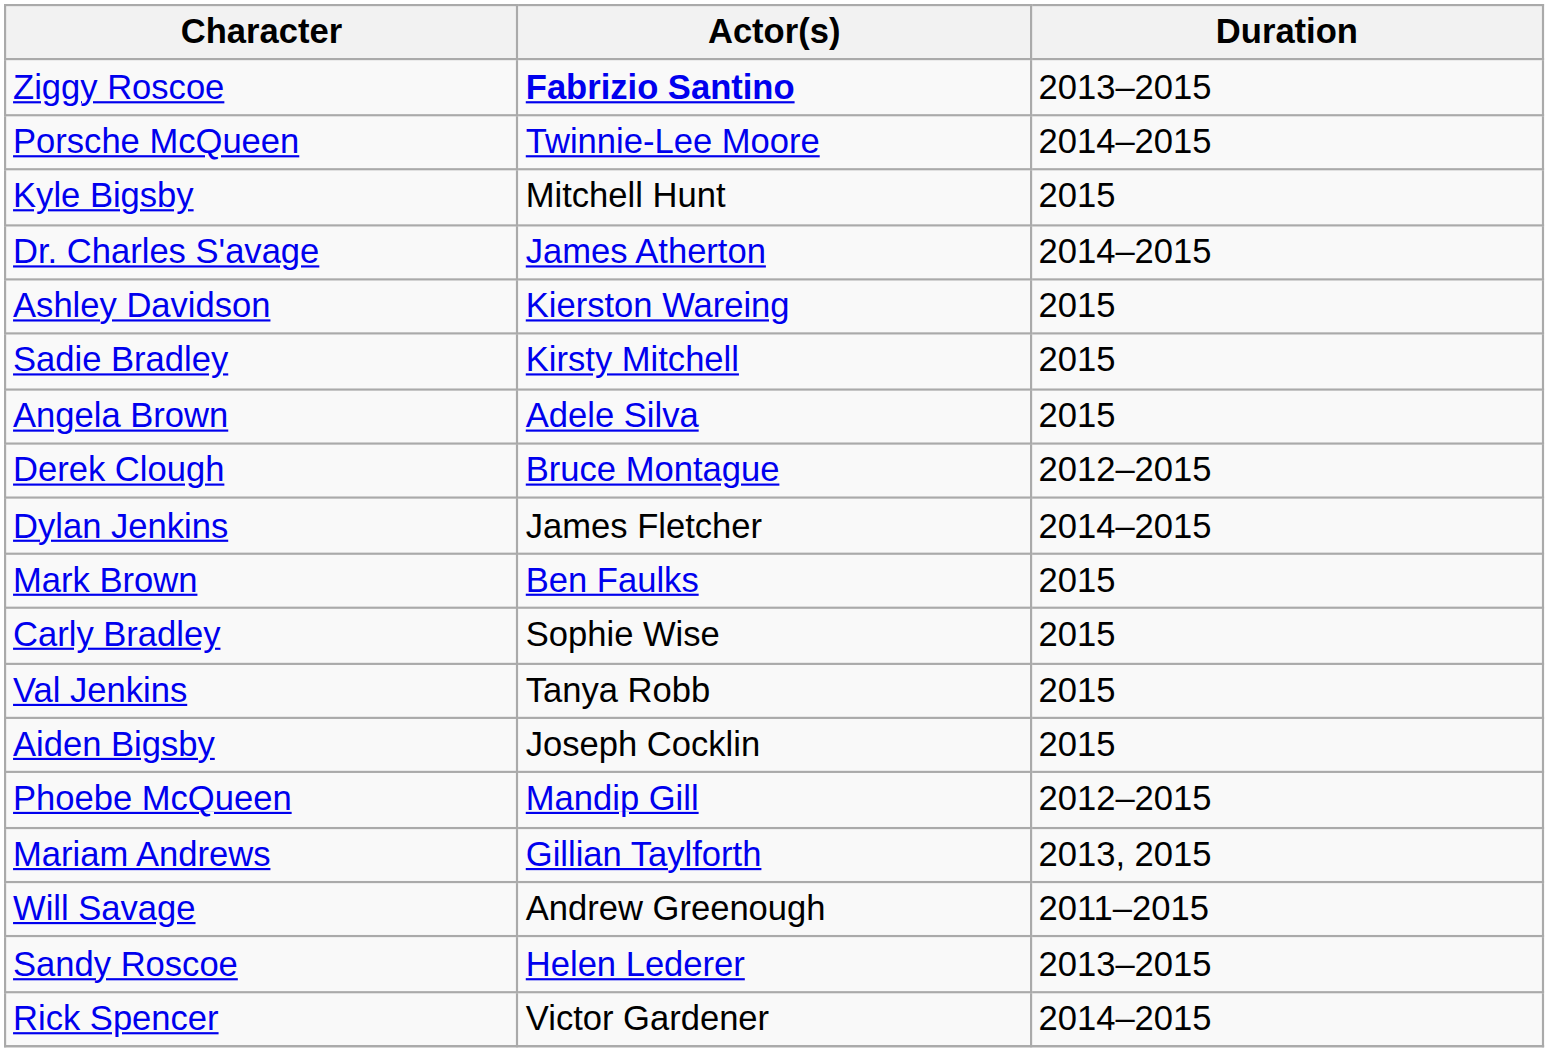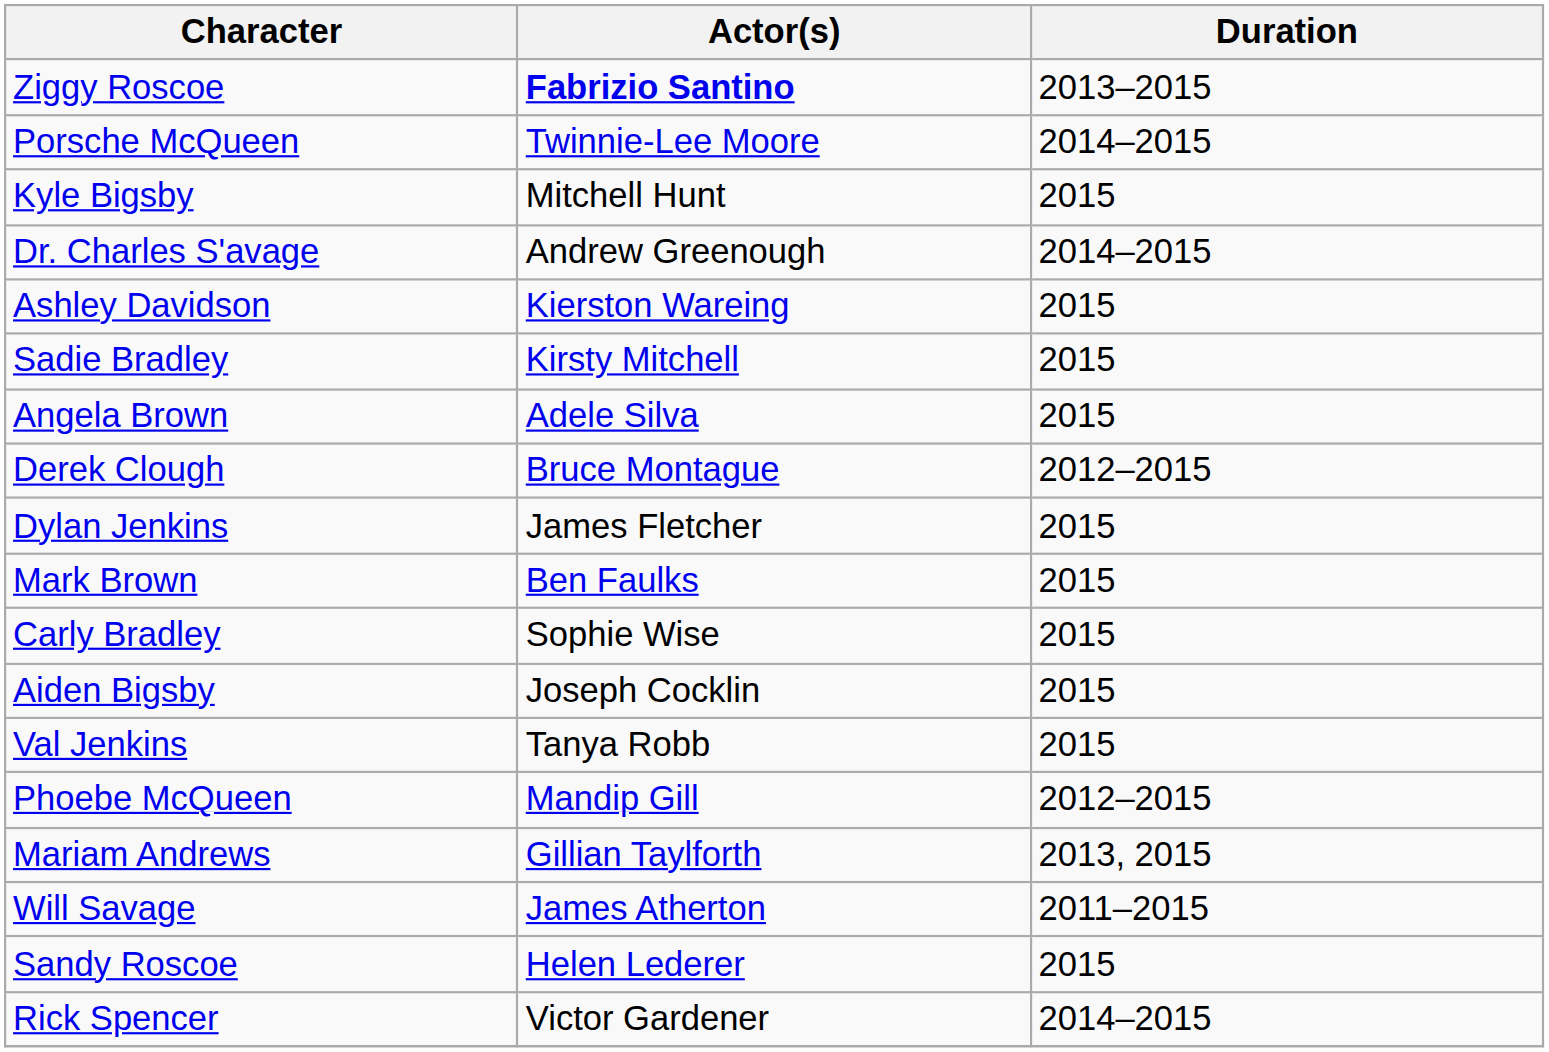(646, 251) James Atherton -> (676, 251) Andrew Greenough
(1125, 525) 2014–2015 -> (1077, 525) 2015
rows swapped: (114, 744) <-> (100, 689)
(676, 908) Andrew Greenough -> (646, 908) James Atherton
(1125, 963) 2013–2015 -> (1077, 963) 2015
